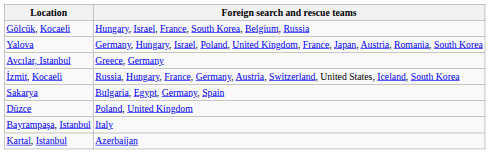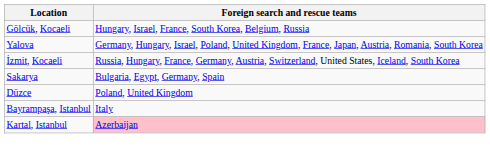- row: (39, 60)
(117, 141) no background -> (117, 124) pink background
